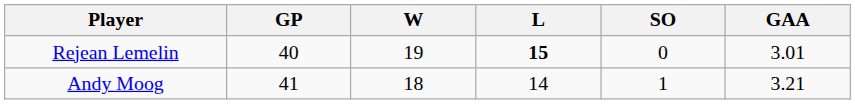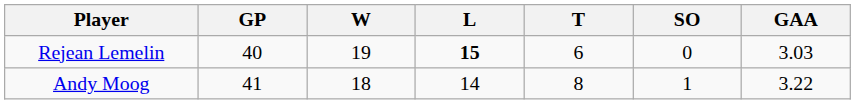+ column: (578, 20)
(788, 51) 3.01 -> (796, 51) 3.03
(788, 83) 3.21 -> (796, 83) 3.22
